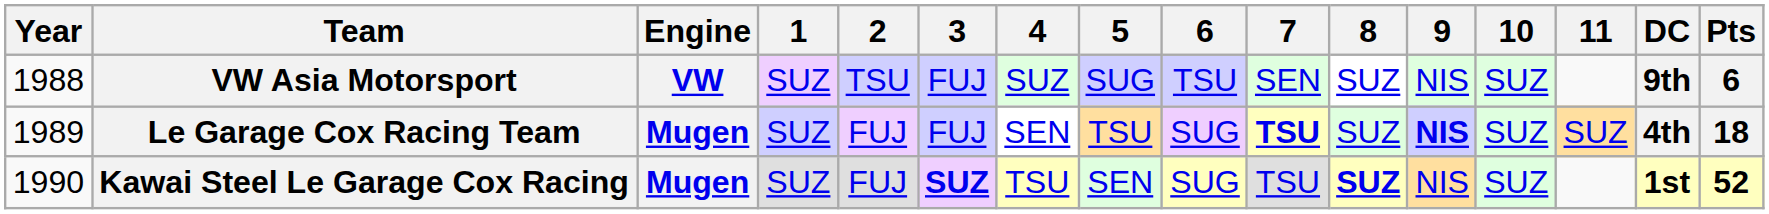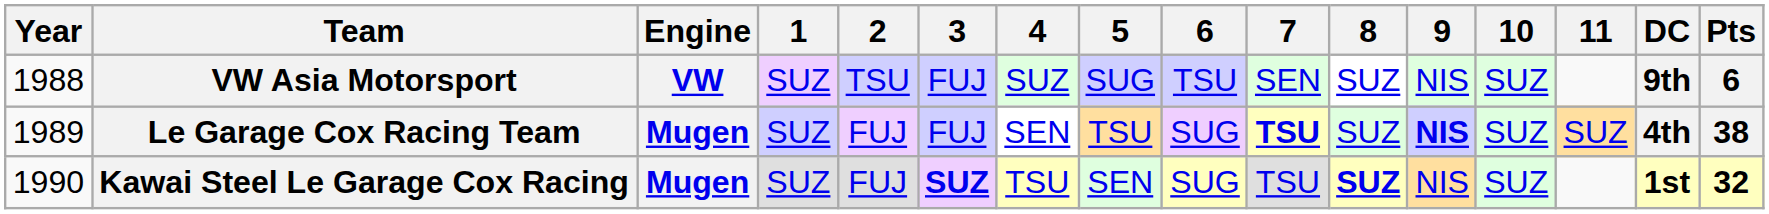(1731, 131) 18 -> (1731, 131) 38
(1731, 182) 52 -> (1731, 182) 32
